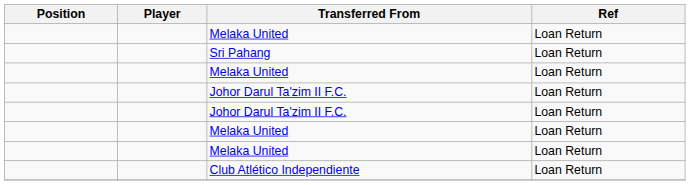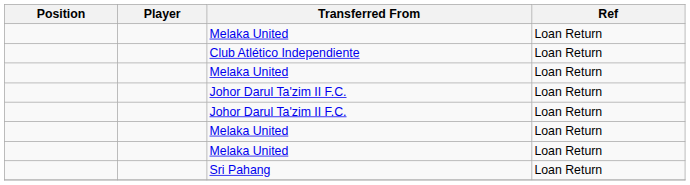rows swapped: (61, 53) <-> (61, 170)
